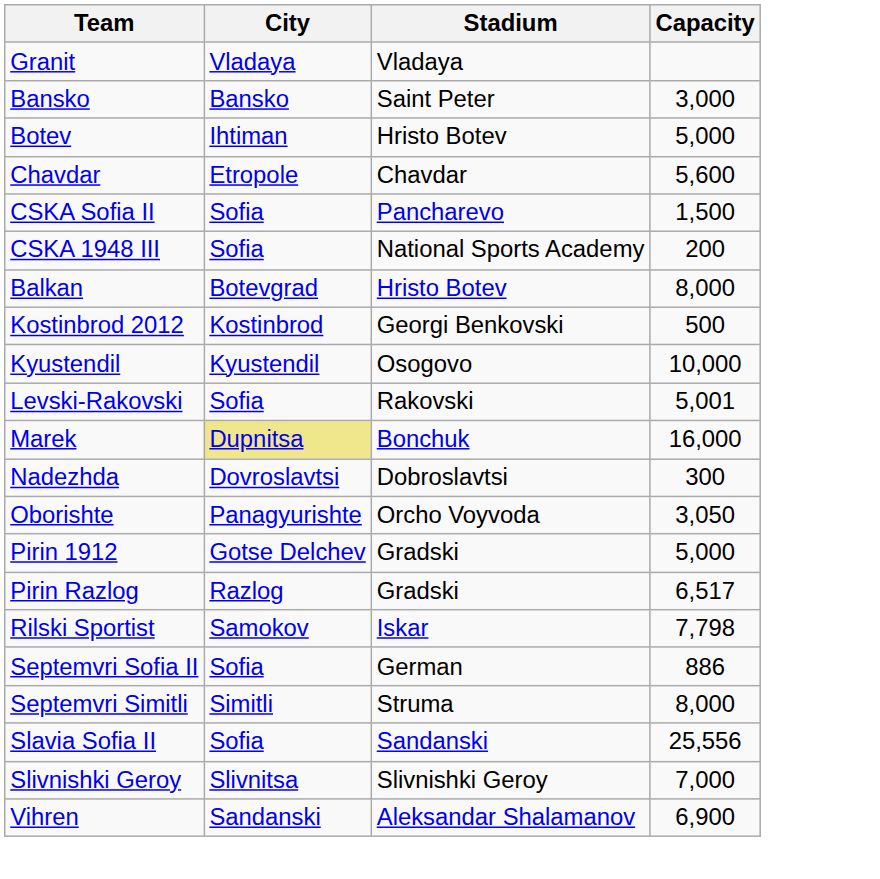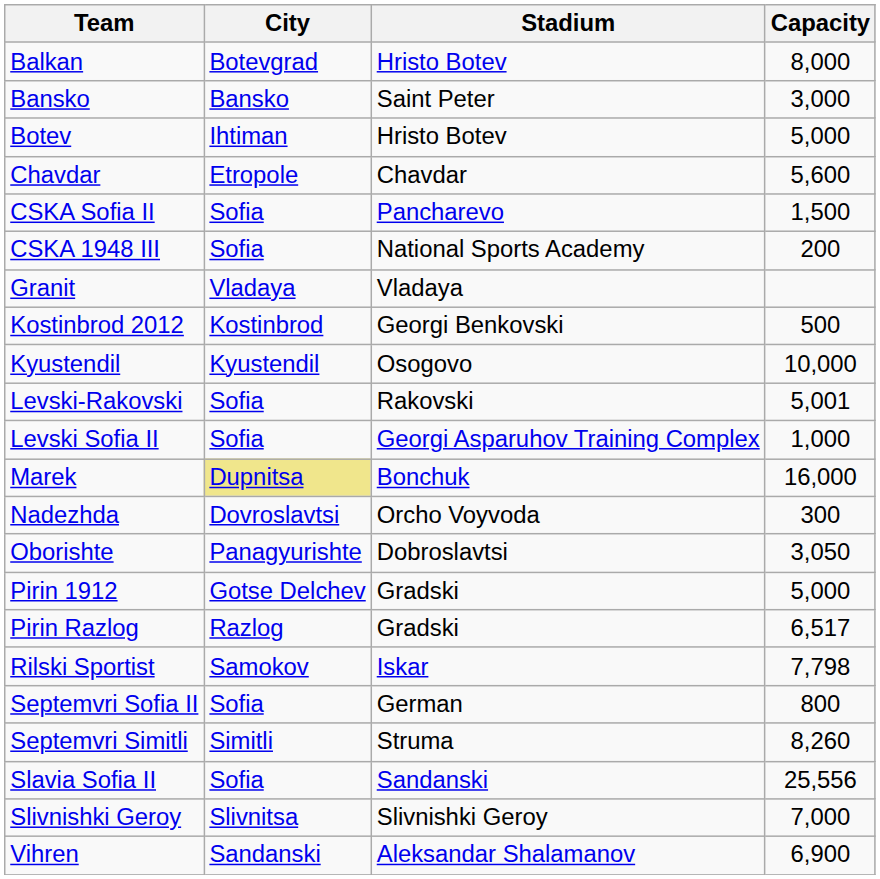rows swapped: (47, 288) <-> (43, 61)
+ row: (84, 439)
(442, 477) Dobroslavtsi -> (458, 514) Orcho Voyvoda
(458, 514) Orcho Voyvoda -> (442, 552) Dobroslavtsi
(705, 666) 886 -> (820, 703) 800
(705, 703) 8,000 -> (820, 741) 8,260
